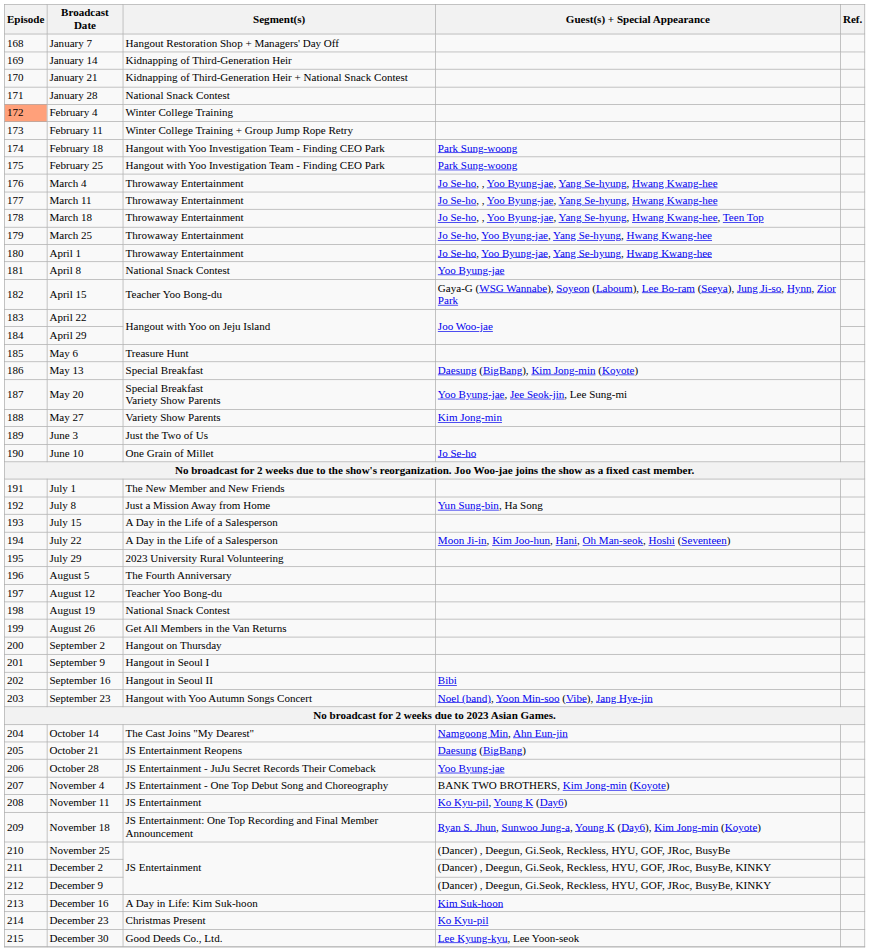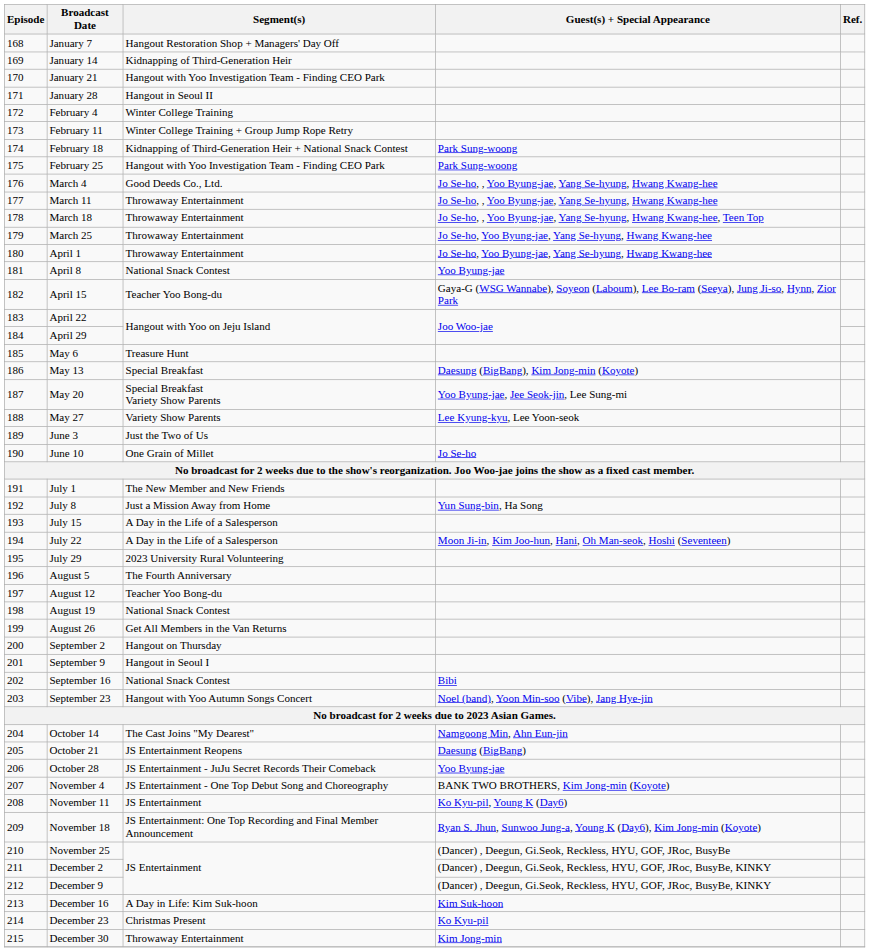(267, 78) Kidnapping of Third-Generation Heir + National Snack Contest -> (255, 78) Hangout with Yoo Investigation Team - Finding CEO Park
(178, 95) National Snack Contest -> (169, 95) Hangout in Seoul II
(15, 113) lightsalmon background -> (15, 113) no background
(255, 148) Hangout with Yoo Investigation Team - Finding CEO Park -> (267, 148) Kidnapping of Third-Generation Heir + National Snack Contest
(185, 183) Throwaway Entertainment -> (174, 183) Good Deeds Co., Ltd.
(470, 418) Kim Jong-min -> (509, 418) Lee Kyung-kyu, Lee Yoon-seok
(169, 680) Hangout in Seoul II -> (178, 680) National Snack Contest
(174, 938) Good Deeds Co., Ltd. -> (185, 938) Throwaway Entertainment
(509, 938) Lee Kyung-kyu, Lee Yoon-seok -> (470, 938) Kim Jong-min
